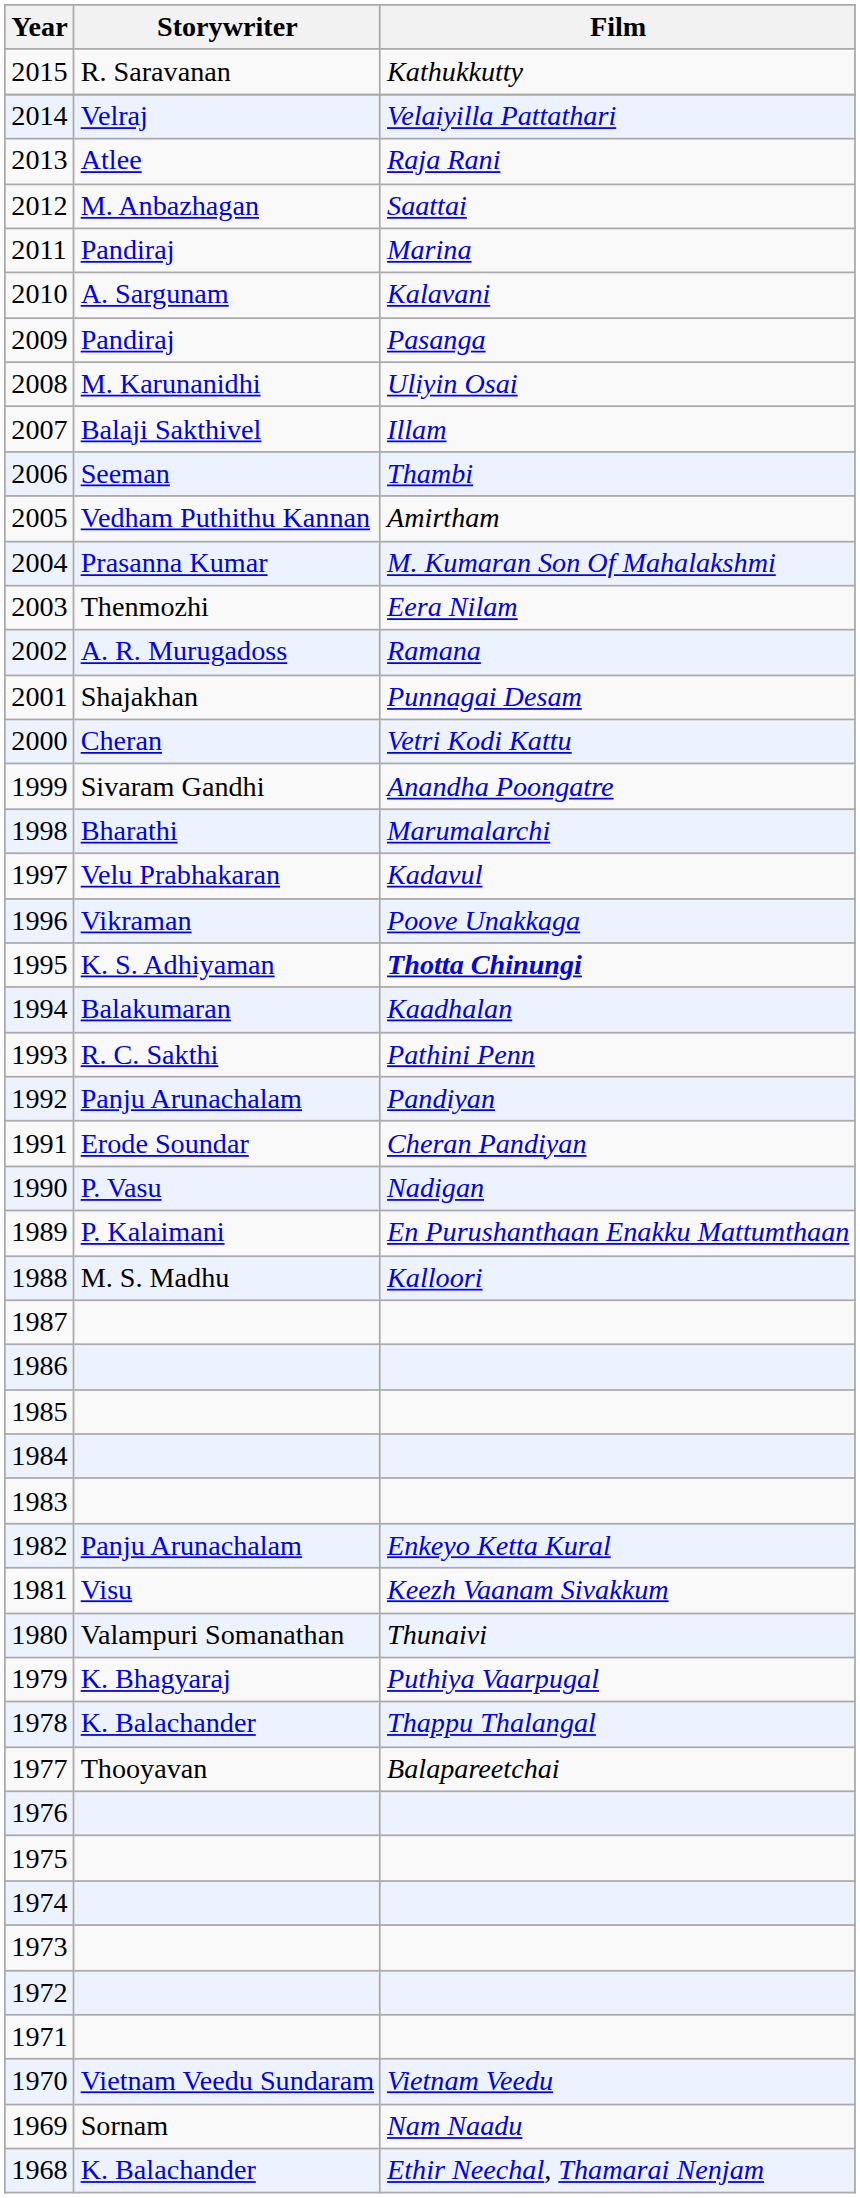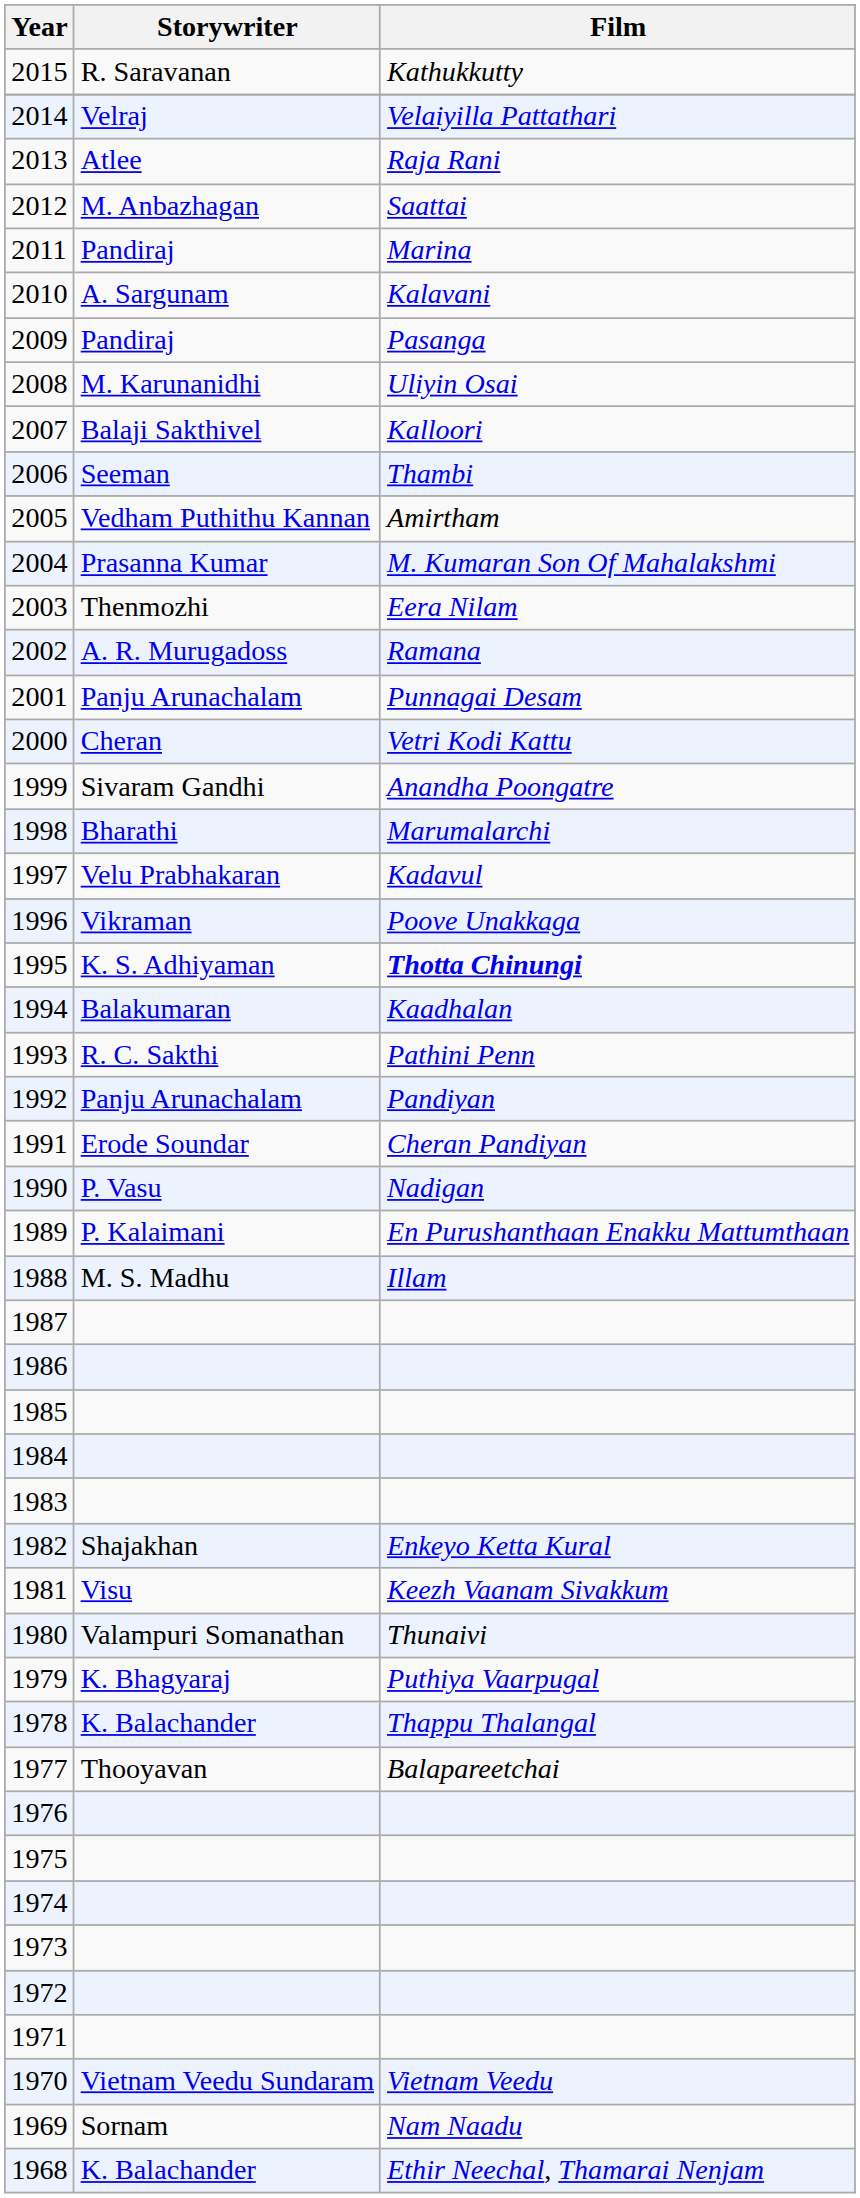(417, 428) Illam -> (435, 428) Kalloori
(139, 696) Shajakhan -> (191, 696) Panju Arunachalam
(435, 1277) Kalloori -> (417, 1277) Illam
(191, 1545) Panju Arunachalam -> (139, 1545) Shajakhan
